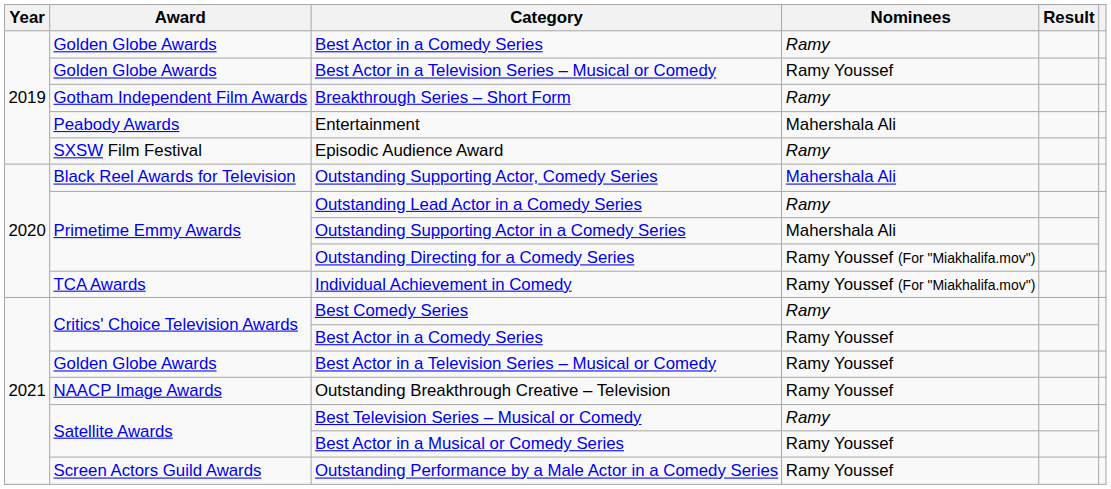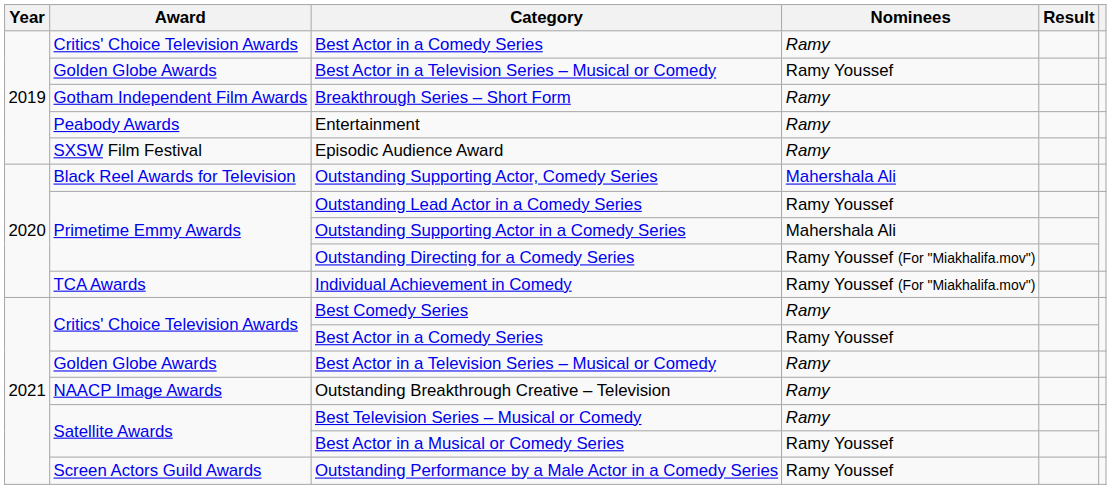(135, 44) Golden Globe Awards -> (176, 44) Critics' Choice Television Awards
(841, 124) Mahershala Ali -> (808, 124) Ramy
(808, 204) Ramy -> (840, 204) Ramy Youssef
(840, 364) Ramy Youssef -> (808, 364) Ramy
(840, 390) Ramy Youssef -> (808, 390) Ramy
